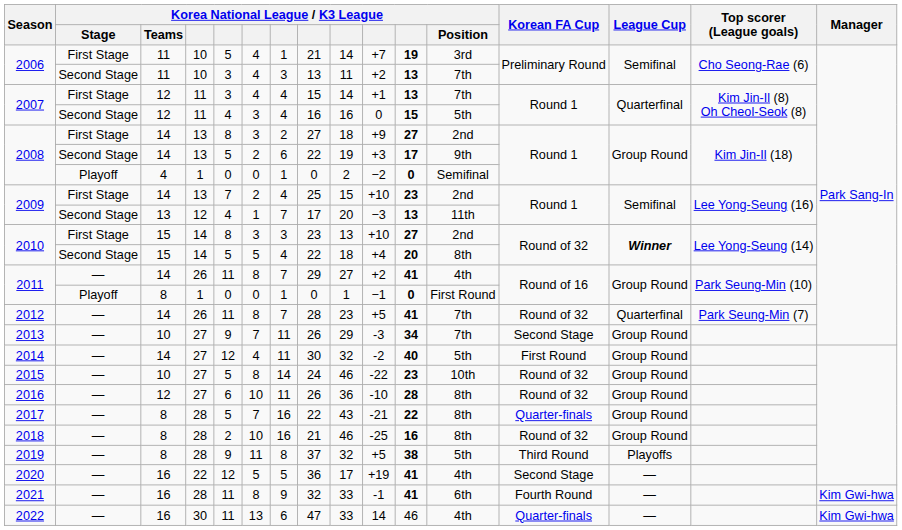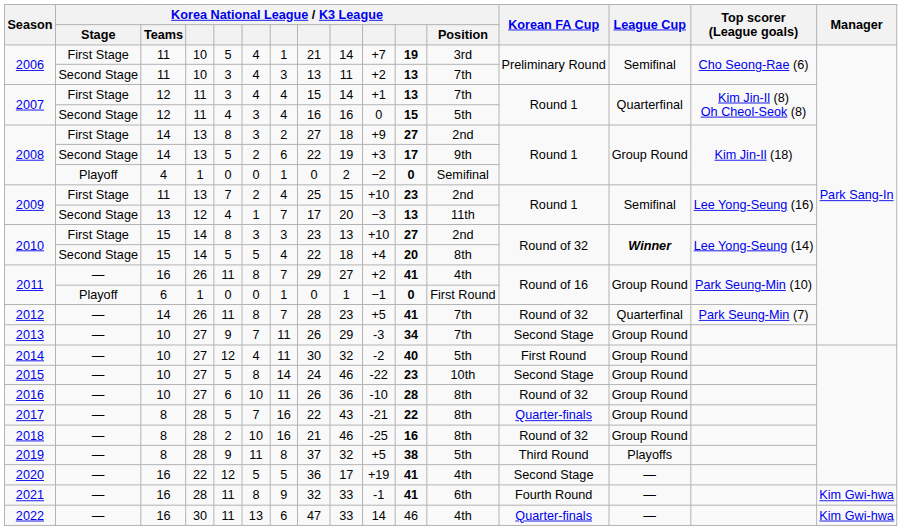(164, 195) 14 -> (164, 195) 11
(164, 275) 14 -> (164, 275) 16
(164, 295) 8 -> (164, 295) 6
(164, 355) 14 -> (164, 355) 10
(554, 375) Round of 32 -> (554, 375) Second Stage
(164, 395) 12 -> (164, 395) 10
